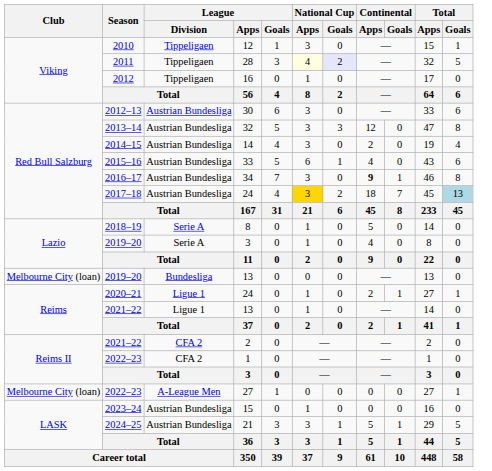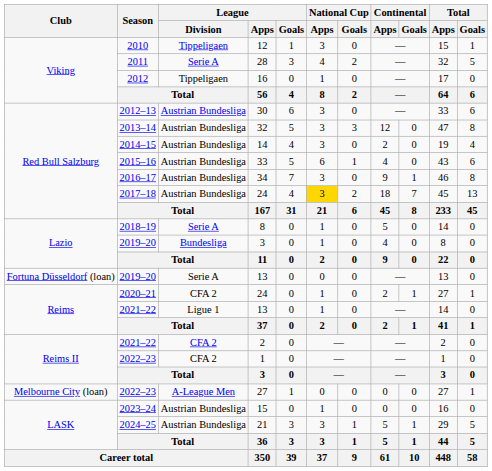(189, 62) Tippeligaen -> (203, 62) Serie A
(308, 62) lightyellow background -> (322, 62) no background
(340, 62) lavender background -> (354, 62) no background
(371, 177) bold -> (385, 177) normal
(458, 194) lightblue background -> (472, 194) no background
(189, 243) Serie A -> (203, 243) Bundesliga
(54, 276) Melbourne City (loan) -> (61, 276) Fortuna Düsseldorf (loan)
(189, 276) Bundesliga -> (203, 276) Serie A
(189, 293) Ligue 1 -> (203, 293) CFA 2
